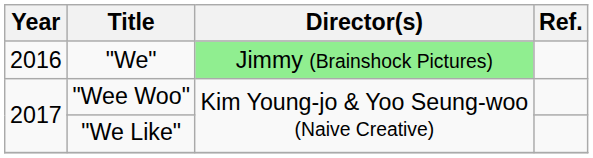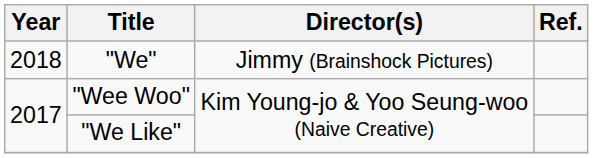(36, 59) 2016 -> (36, 59) 2018
(364, 59) lightgreen background -> (364, 59) no background
